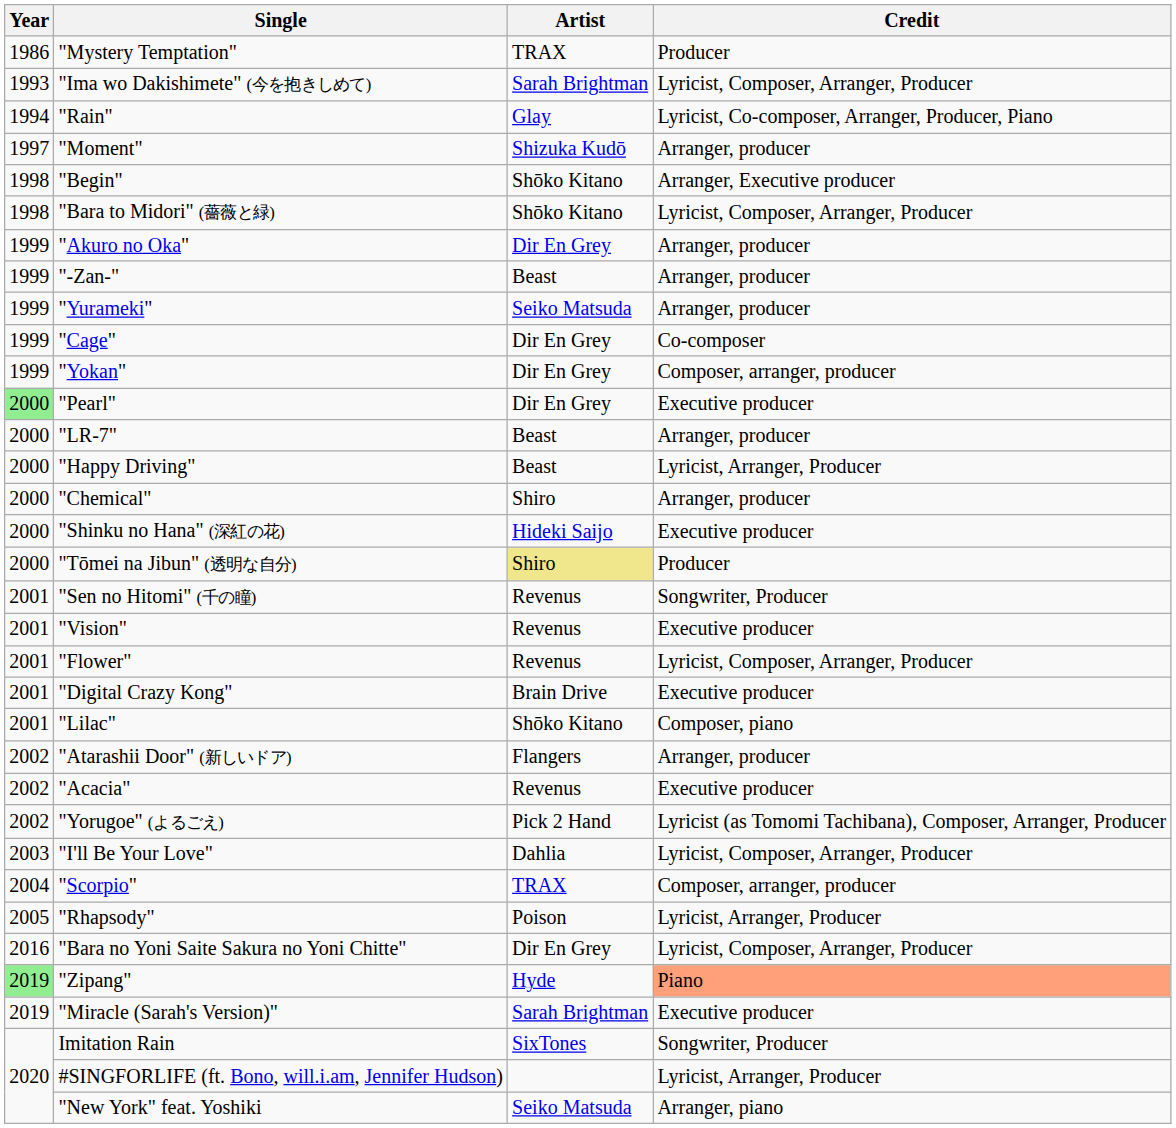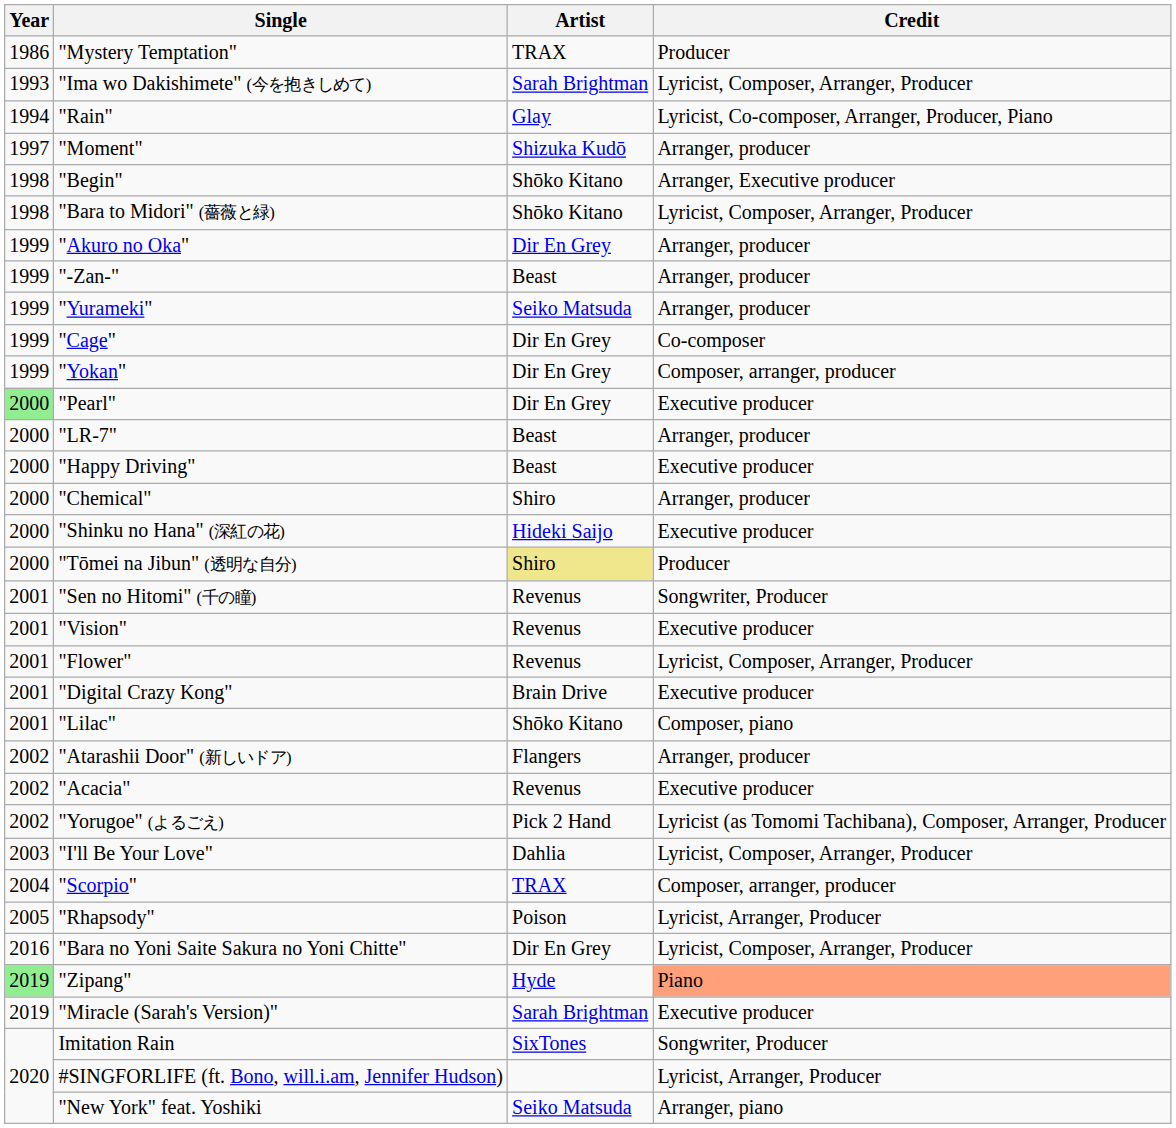(769, 466) Lyricist, Arranger, Producer -> (735, 466) Executive producer
